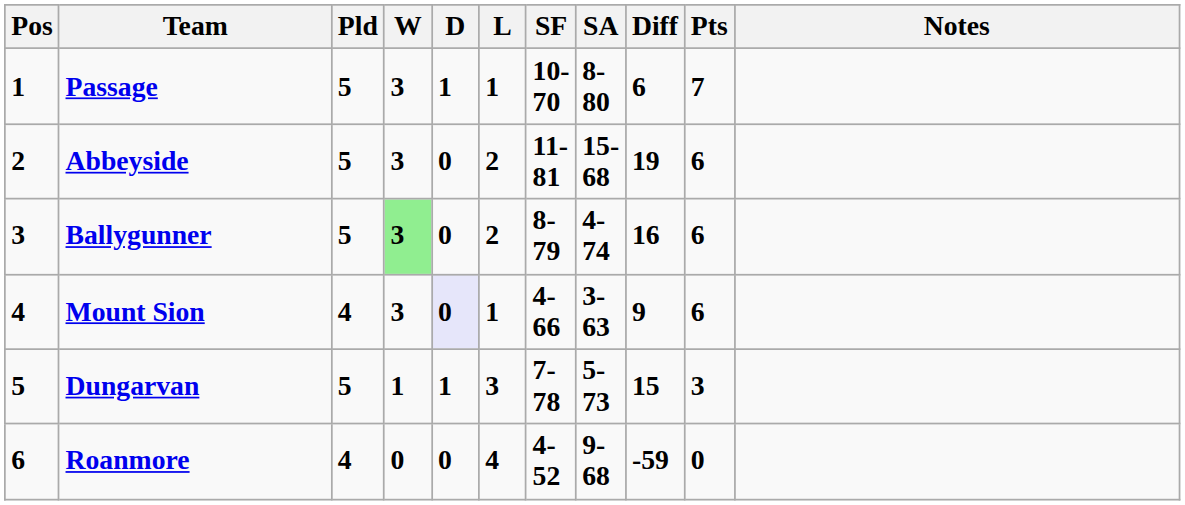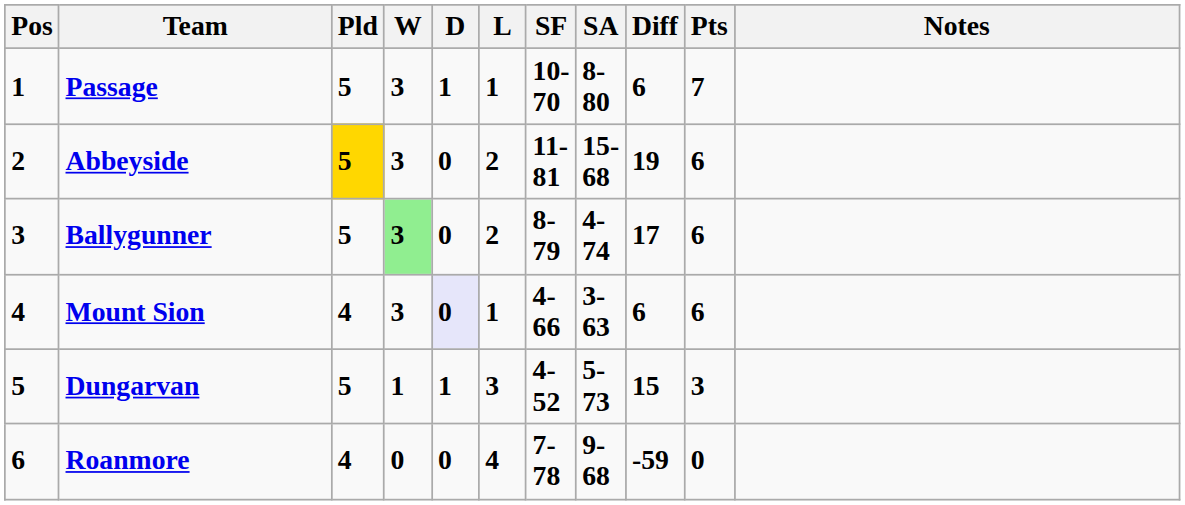(345, 160) no background -> (345, 160) gold background
(646, 235) 16 -> (646, 235) 17
(639, 311) 9 -> (639, 311) 6
(546, 386) 7-78 -> (546, 386) 4-52
(546, 461) 4-52 -> (546, 461) 7-78
